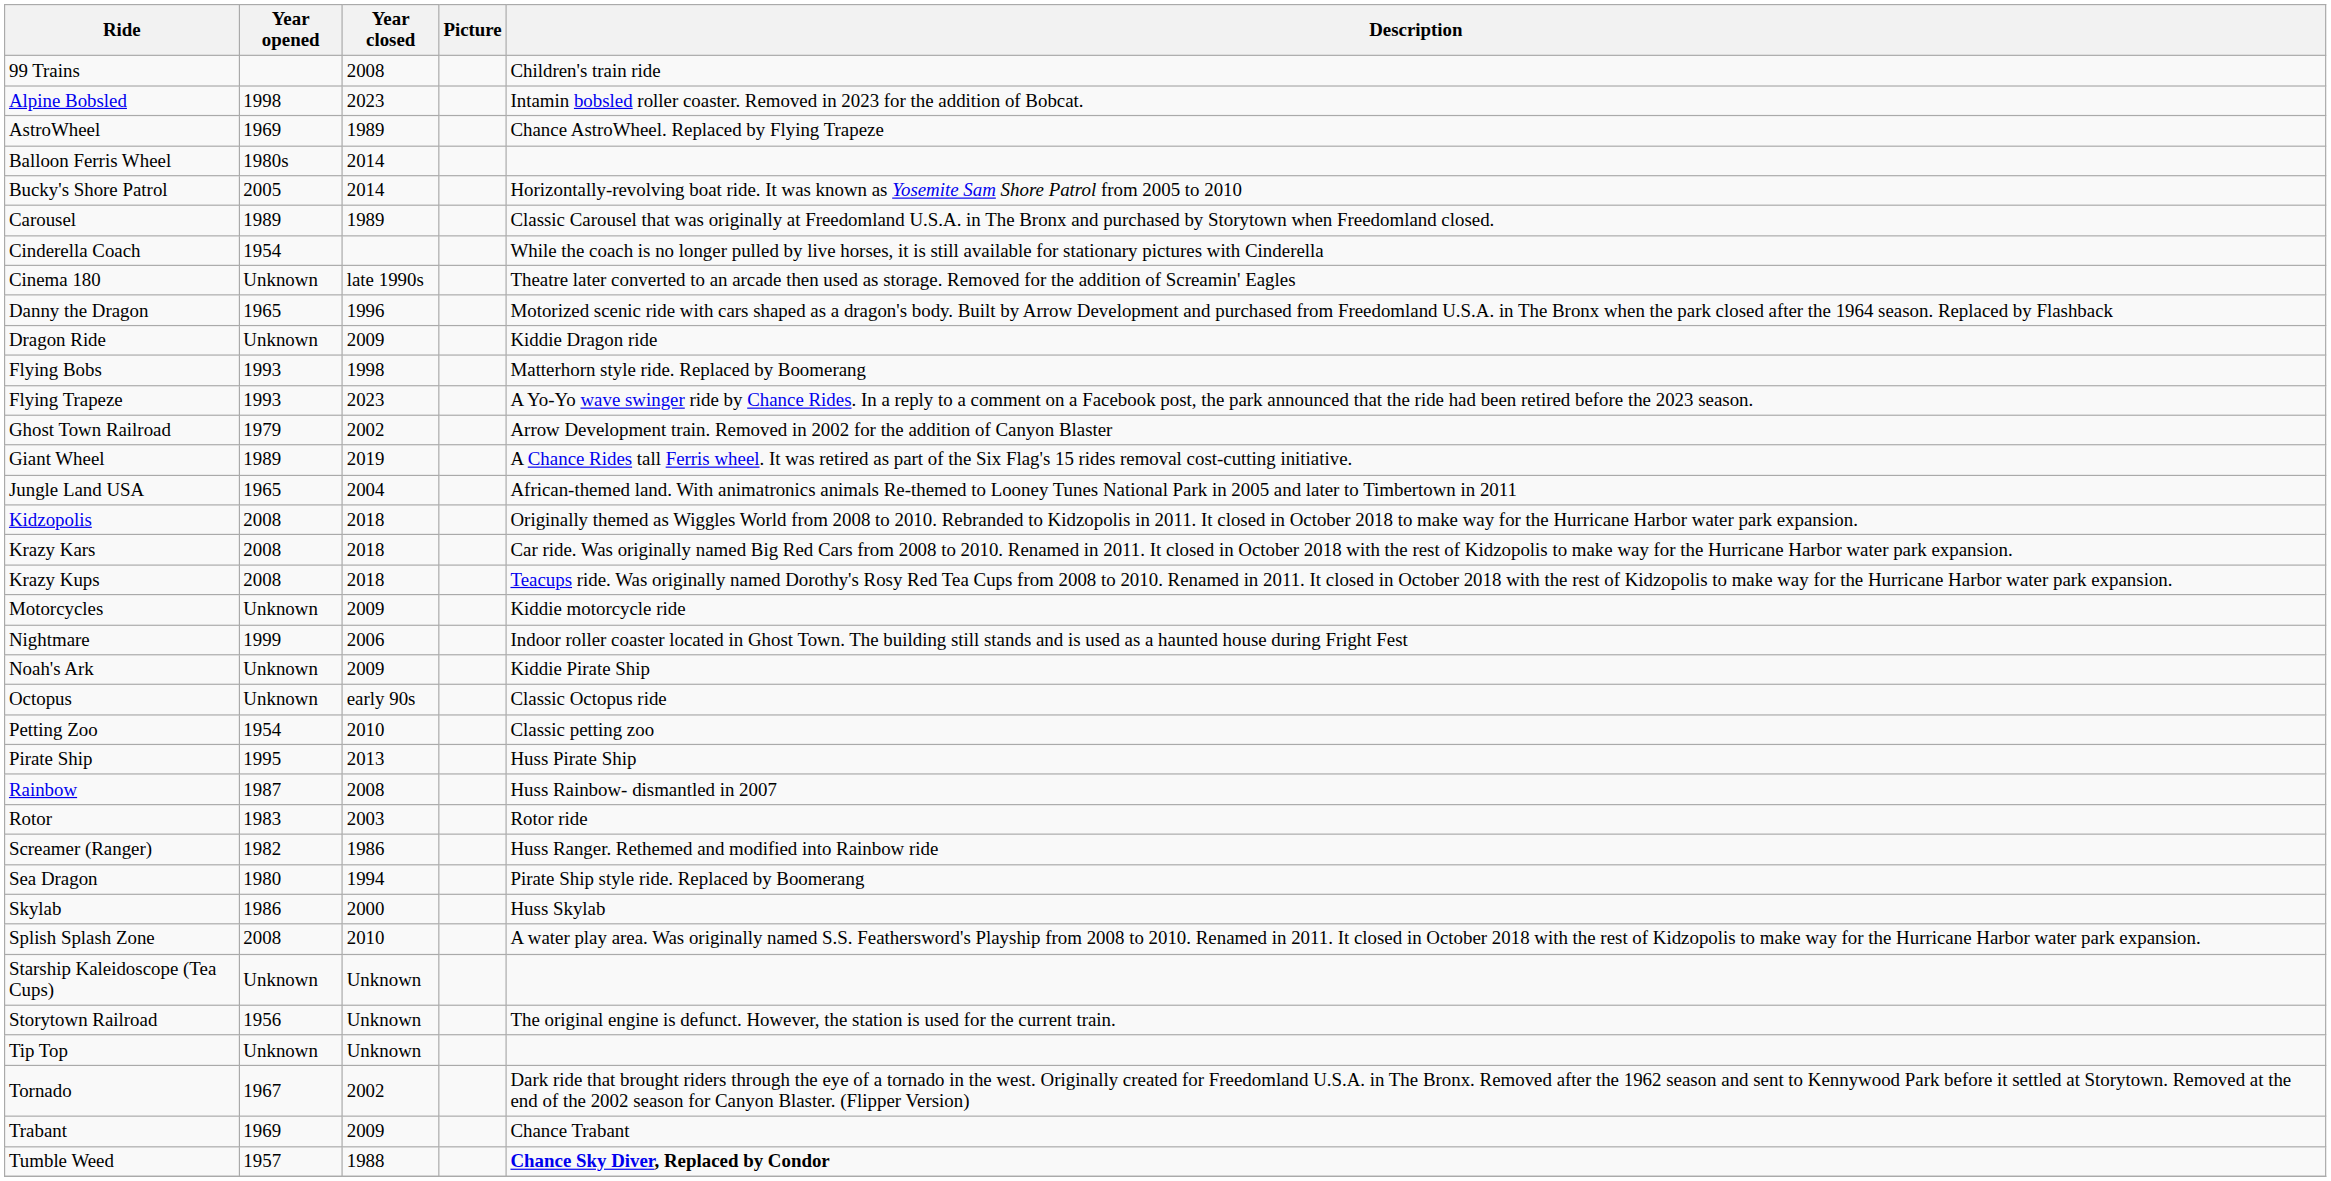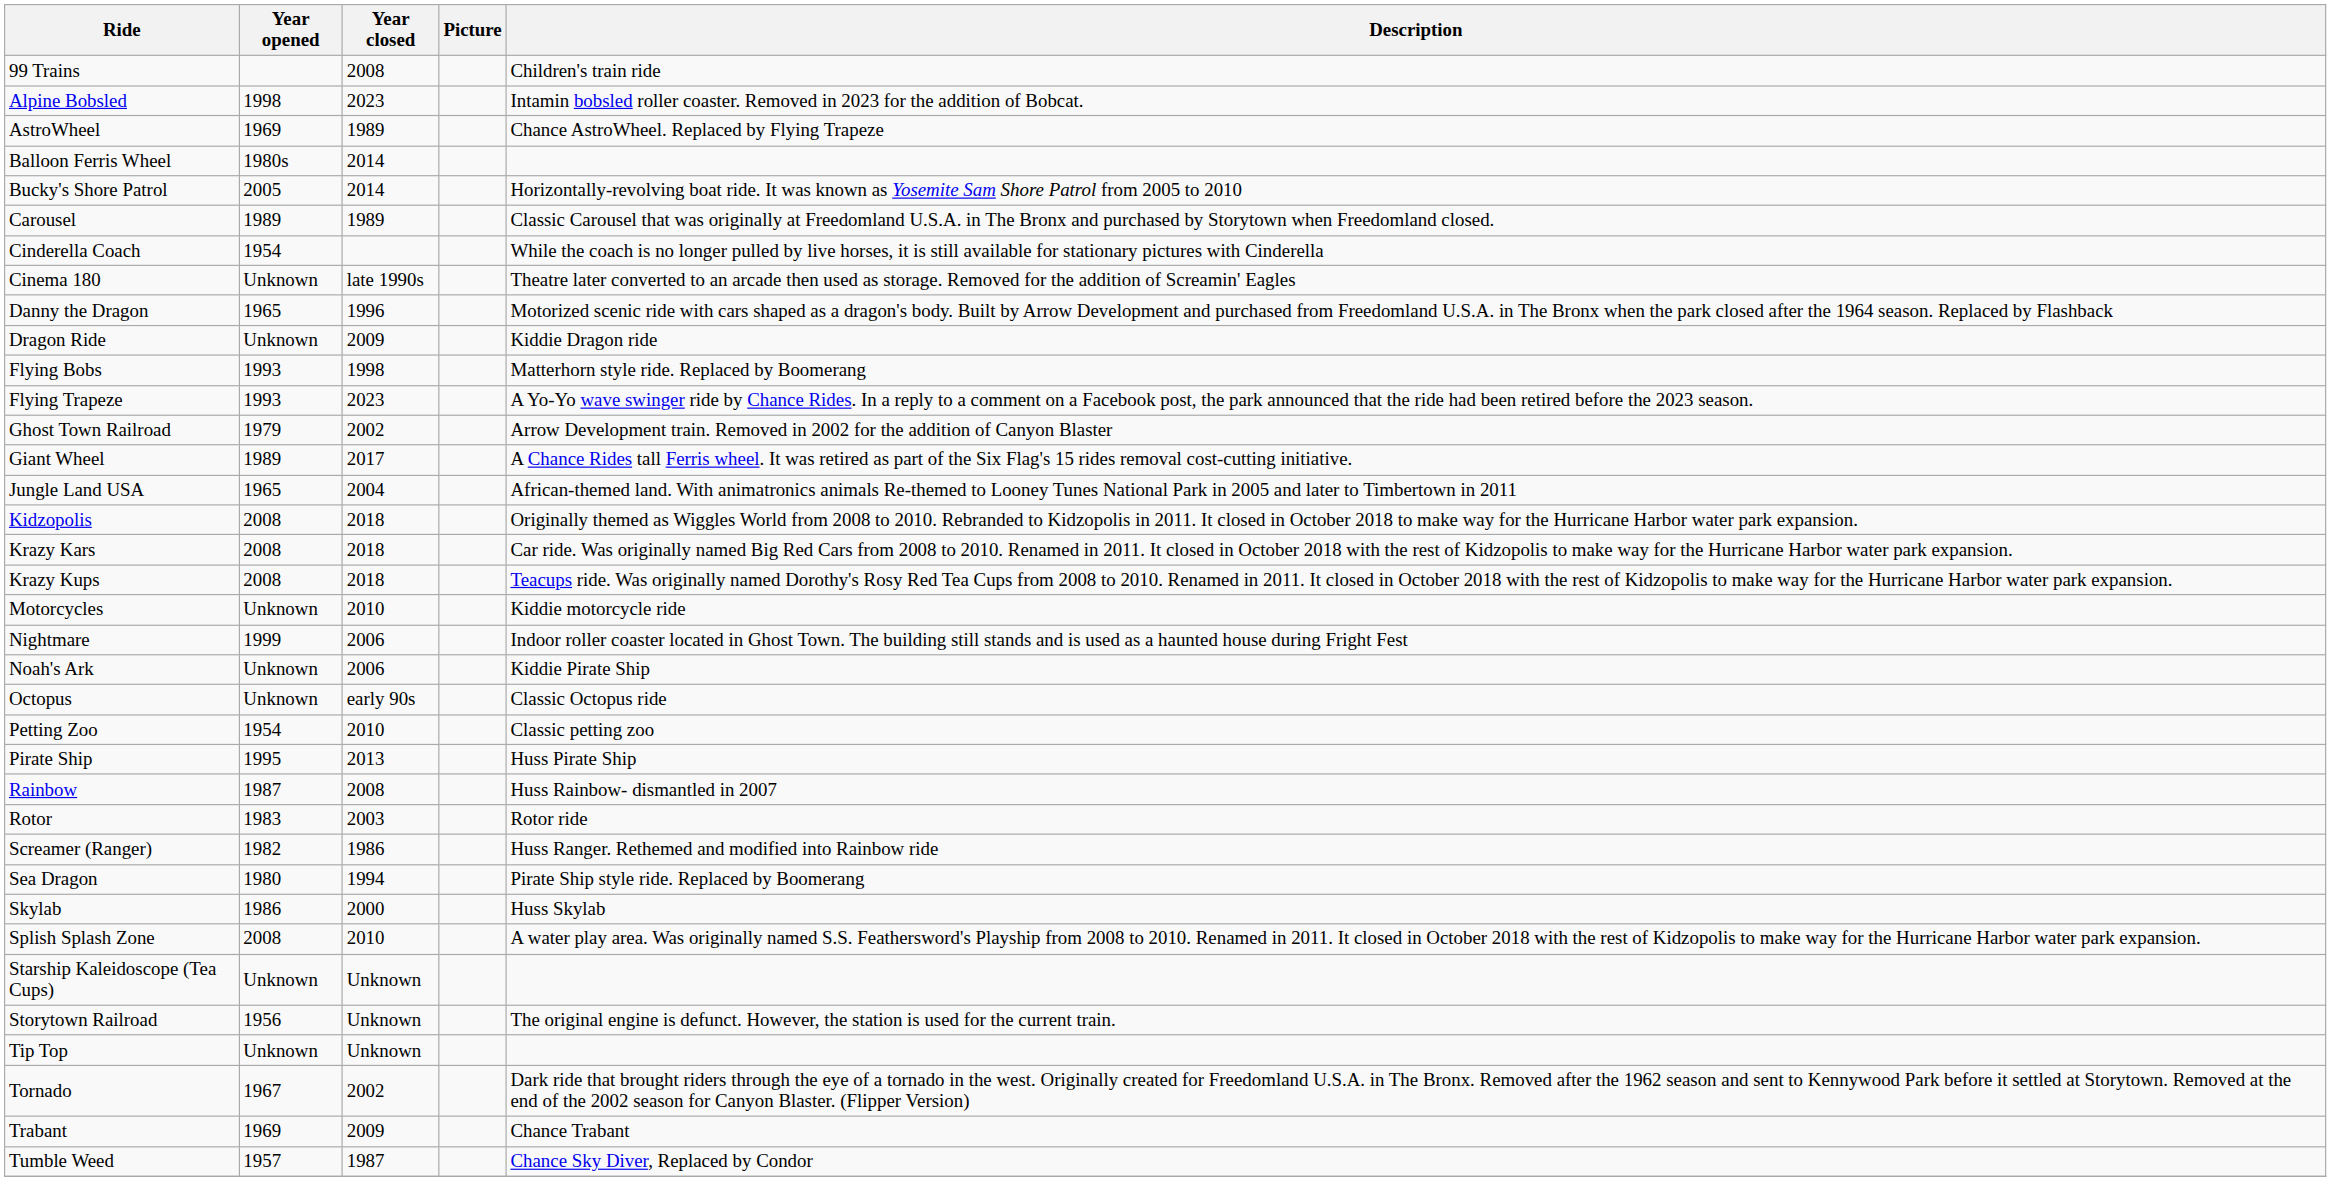(366, 459) 2019 -> (366, 459) 2017
(366, 609) 2009 -> (366, 609) 2010
(366, 669) 2009 -> (366, 669) 2006
(366, 1161) 1988 -> (366, 1161) 1987
(670, 1161) bold -> (662, 1161) normal
